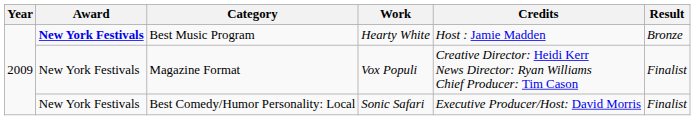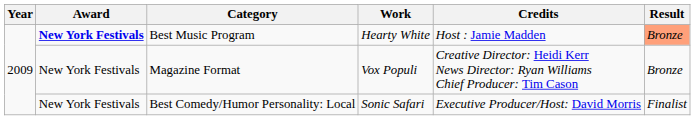(665, 34) no background -> (665, 34) lightsalmon background
(667, 69) Finalist -> (665, 69) Bronze
